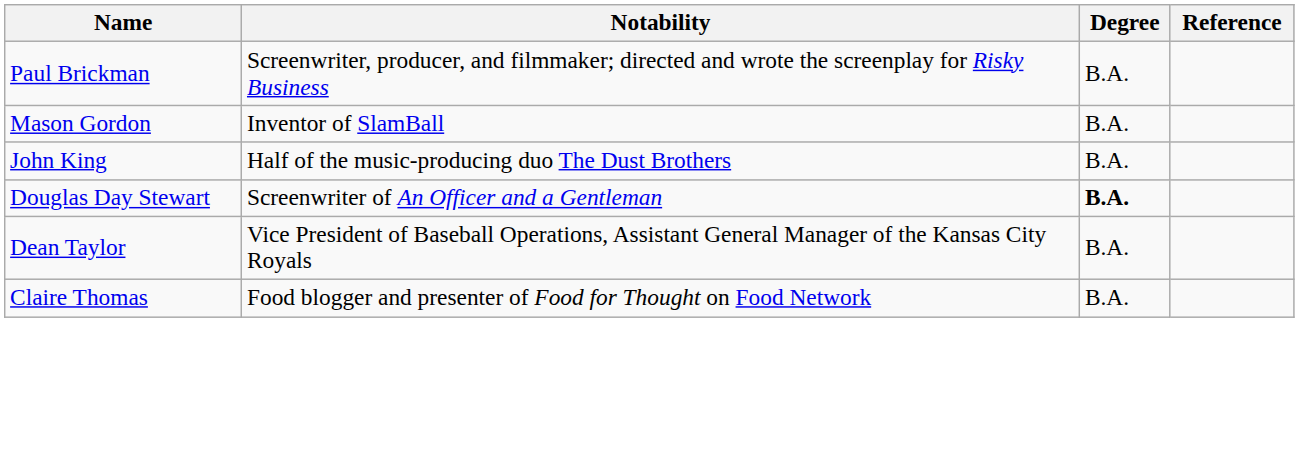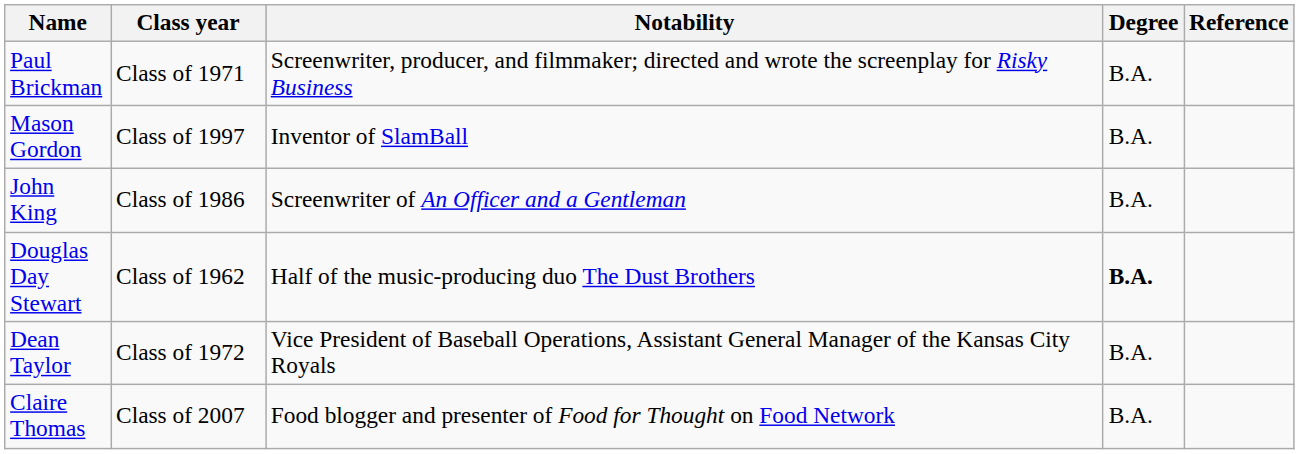+ column: (188, 23)
(489, 160) Half of the music-producing duo The Dust Brothers -> (478, 199) Screenwriter of An Officer and a Gentleman
(455, 197) Screenwriter of An Officer and a Gentleman -> (513, 276) Half of the music-producing duo The Dust Brothers
